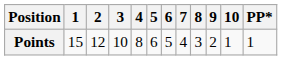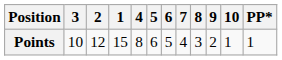columns swapped: (75, 16) <-> (120, 16)
